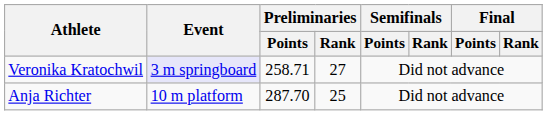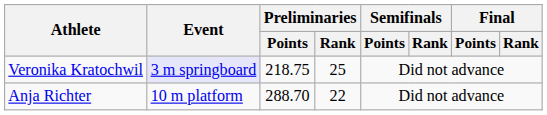(288, 69) 258.71 -> (288, 69) 218.75
(338, 69) 27 -> (338, 69) 25
(288, 96) 287.70 -> (288, 96) 288.70
(338, 96) 25 -> (338, 96) 22
